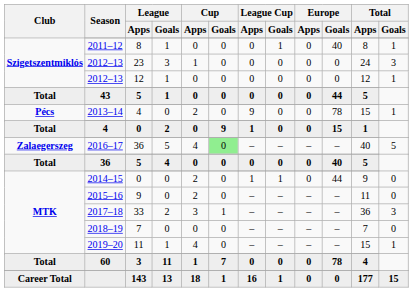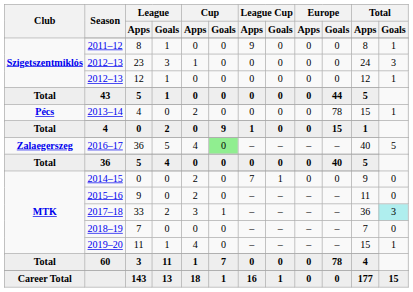(252, 46) 0 -> (252, 46) 9
(280, 46) 1 -> (280, 46) 0
(337, 46) 40 -> (337, 46) 0
(252, 112) 9 -> (252, 112) 0
(252, 179) 1 -> (252, 179) 7
(337, 179) 44 -> (337, 179) 0
(393, 212) no background -> (393, 212) paleturquoise background
